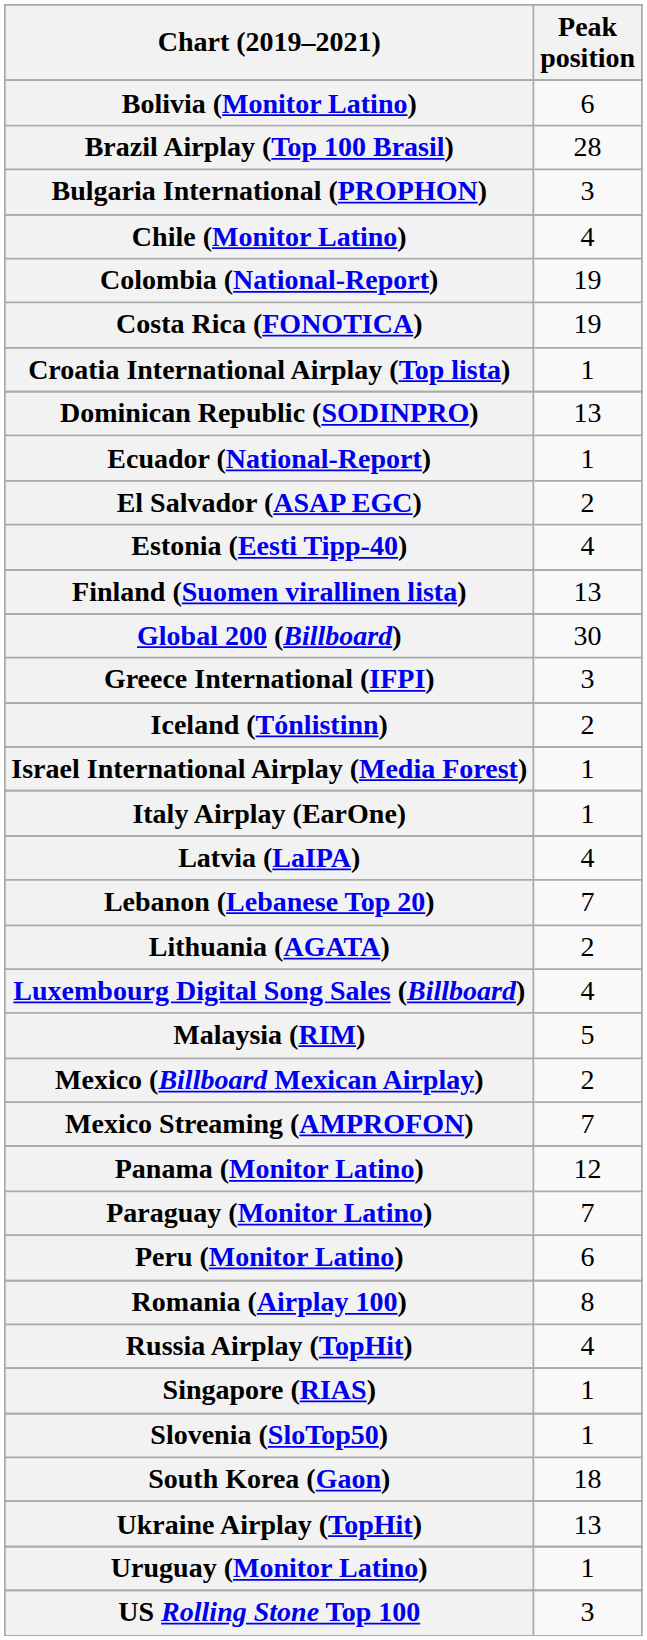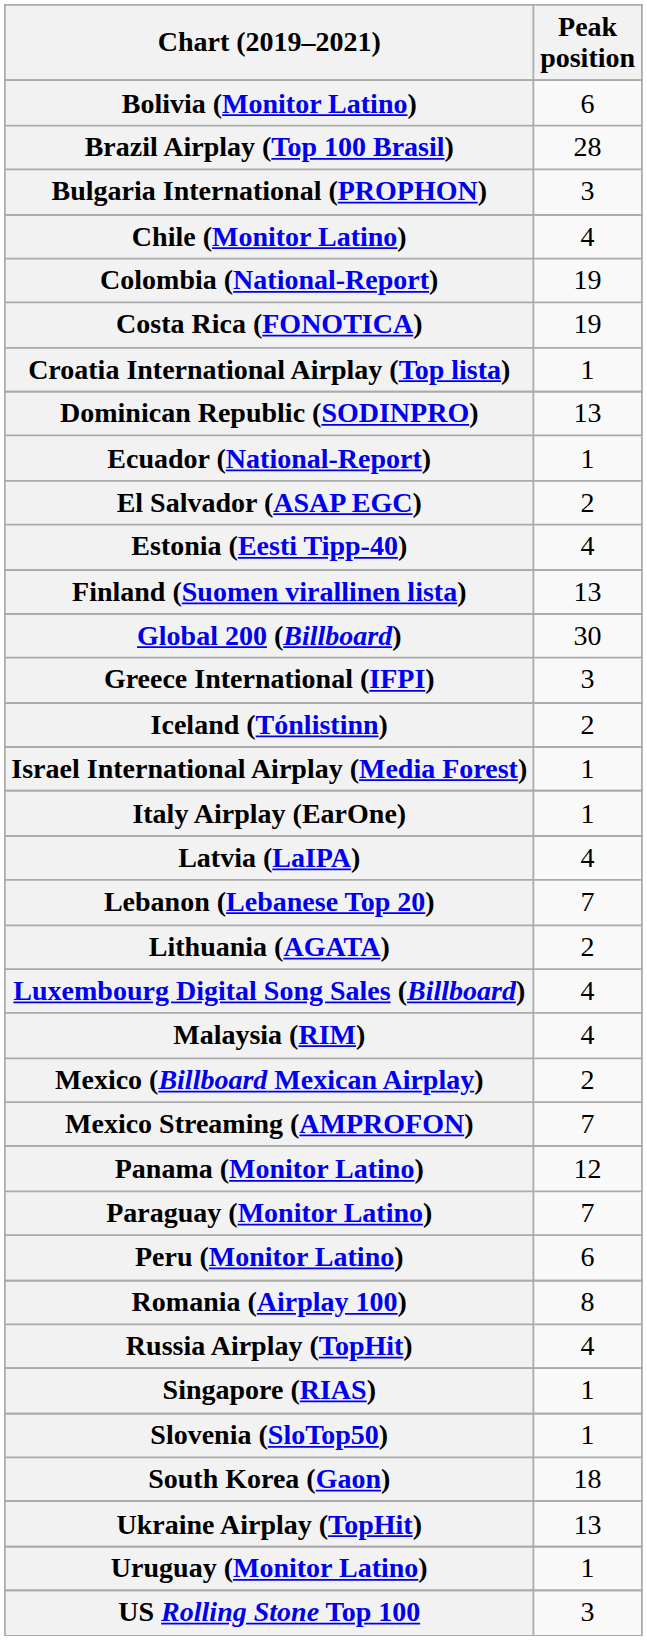(588, 1035) 5 -> (588, 1035) 4
